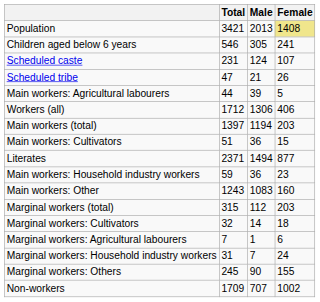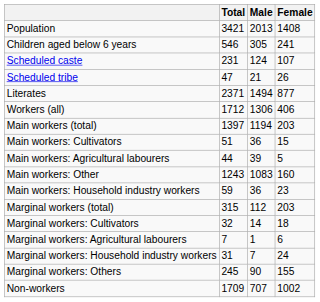(289, 28) khaki background -> (289, 28) no background
rows swapped: (26, 158) <-> (88, 93)
rows swapped: (103, 175) <-> (53, 191)
